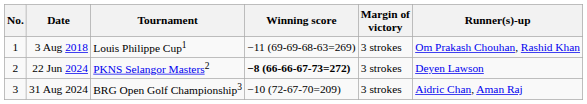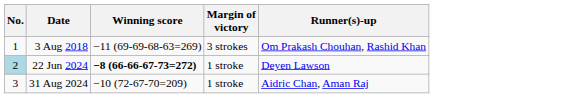- column: (168, 20)
(15, 68) no background -> (15, 65) lightblue background
(381, 68) 3 strokes -> (225, 65) 1 stroke
(381, 89) 3 strokes -> (225, 83) 1 stroke
